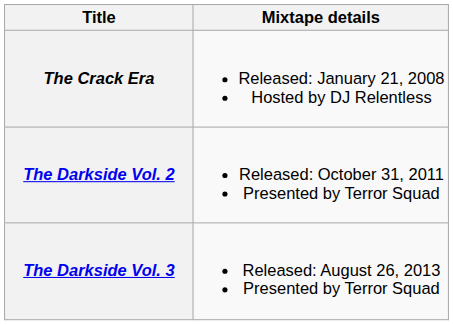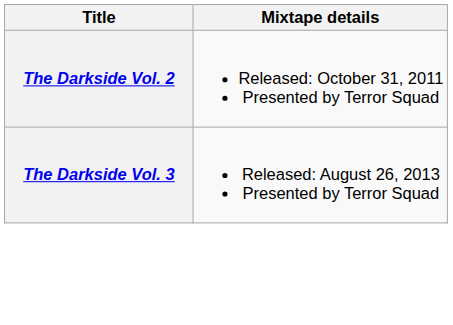- row: (99, 78)
